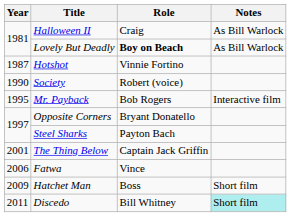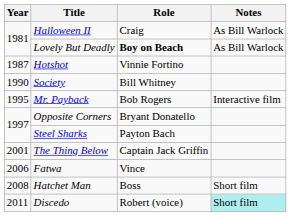(151, 82) Robert (voice) -> (148, 82) Bill Whitney
(18, 185) 2009 -> (18, 185) 2008
(148, 202) Bill Whitney -> (151, 202) Robert (voice)
